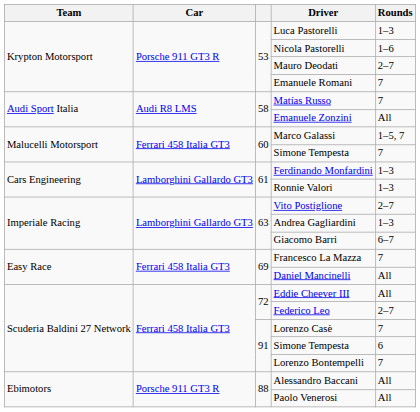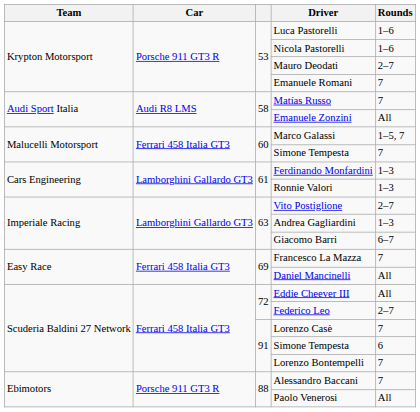(386, 30) 1–3 -> (386, 30) 1–6
(385, 380) All -> (380, 380) 7
